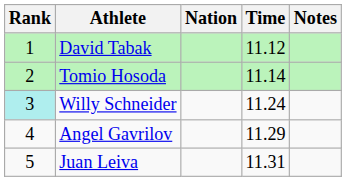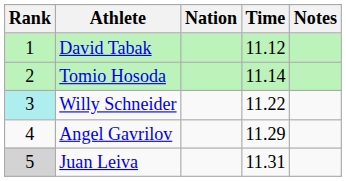(265, 104) 11.24 -> (265, 104) 11.22
(30, 162) no background -> (30, 162) lightgrey background
